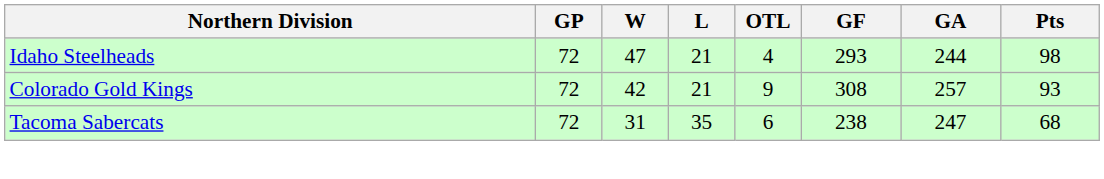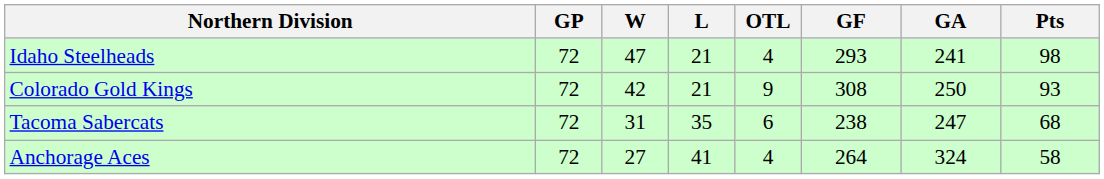(950, 55) 244 -> (950, 55) 241
(950, 88) 257 -> (950, 88) 250
+ row: (80, 156)
